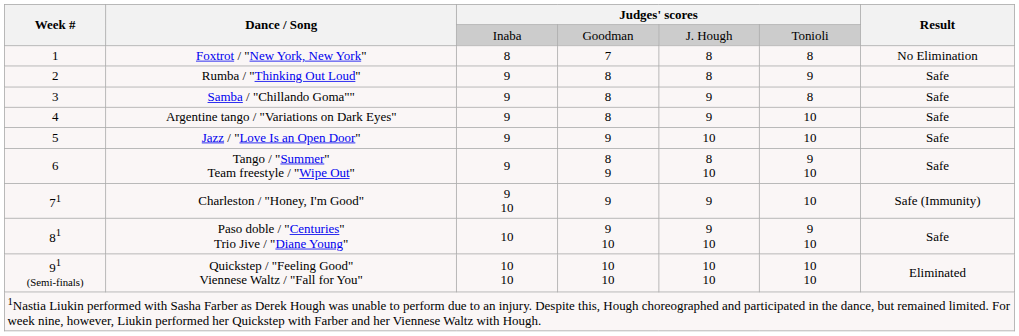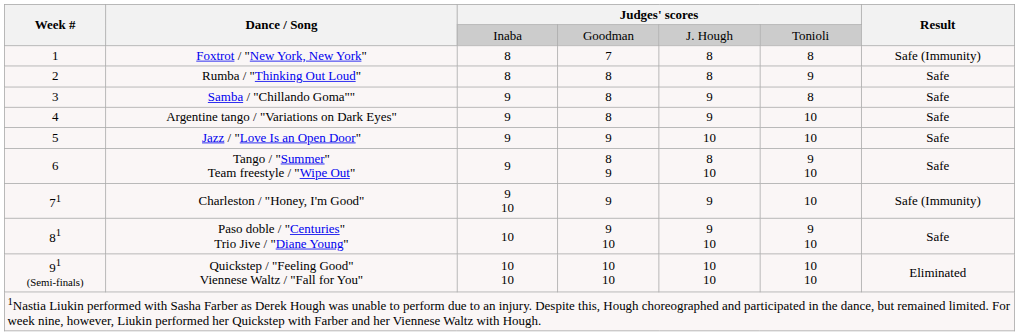(937, 55) No Elimination -> (938, 55) Safe (Immunity)
(507, 76) 9 -> (508, 76) 8
